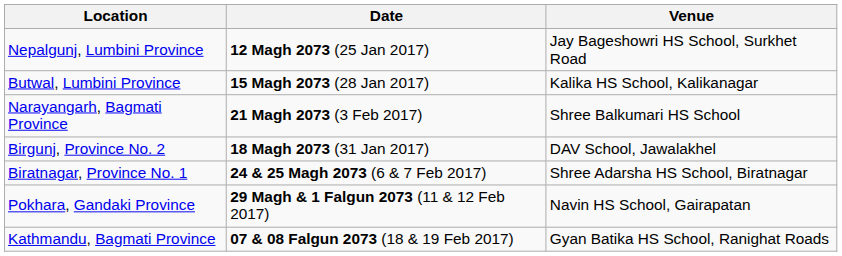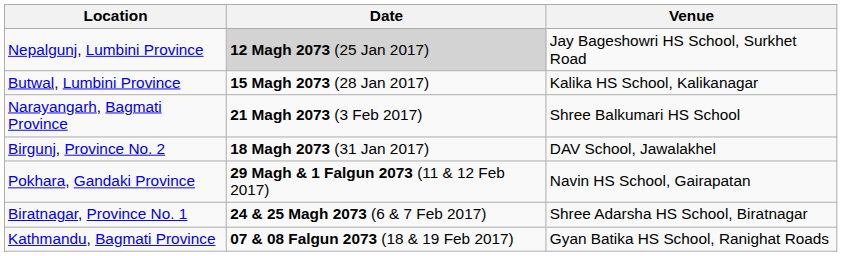(330, 49) no background -> (330, 49) lightgrey background
rows swapped: (98, 173) <-> (102, 206)
